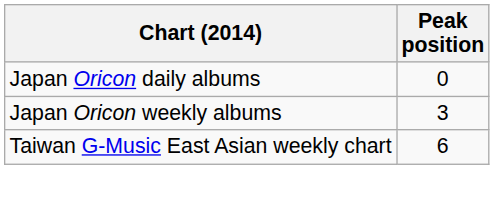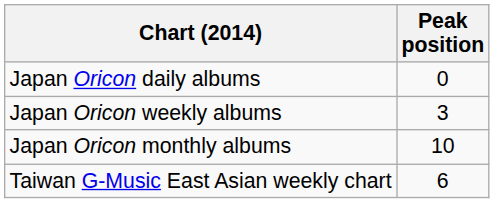+ row: (150, 146)
